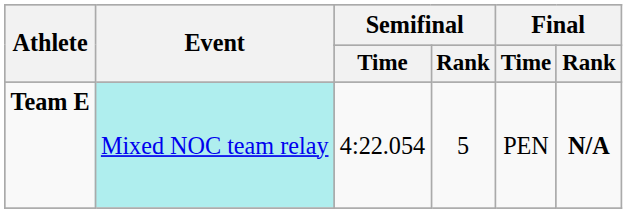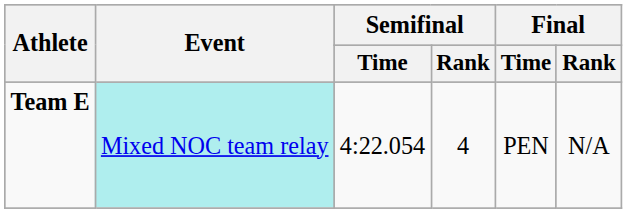(463, 145) 5 -> (463, 145) 4
(589, 145) bold -> (589, 145) normal
